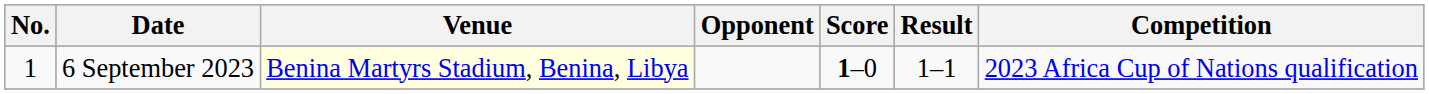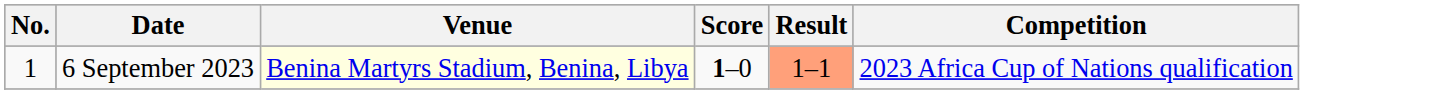- column: (757, 25)
(937, 67) no background -> (811, 67) lightsalmon background
